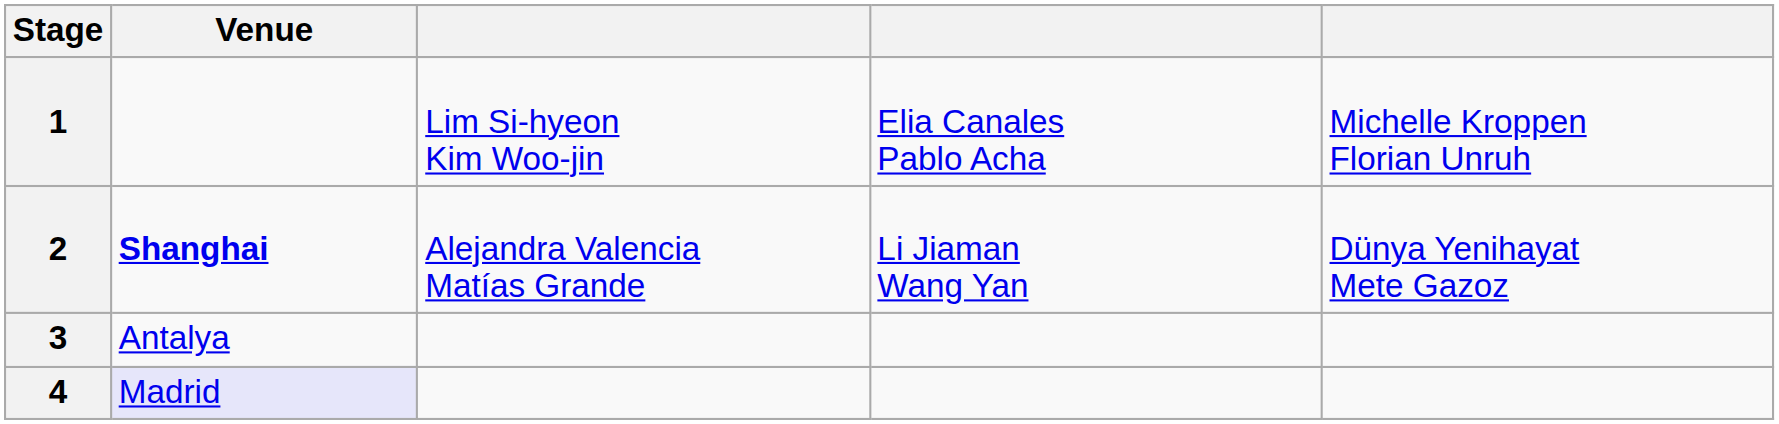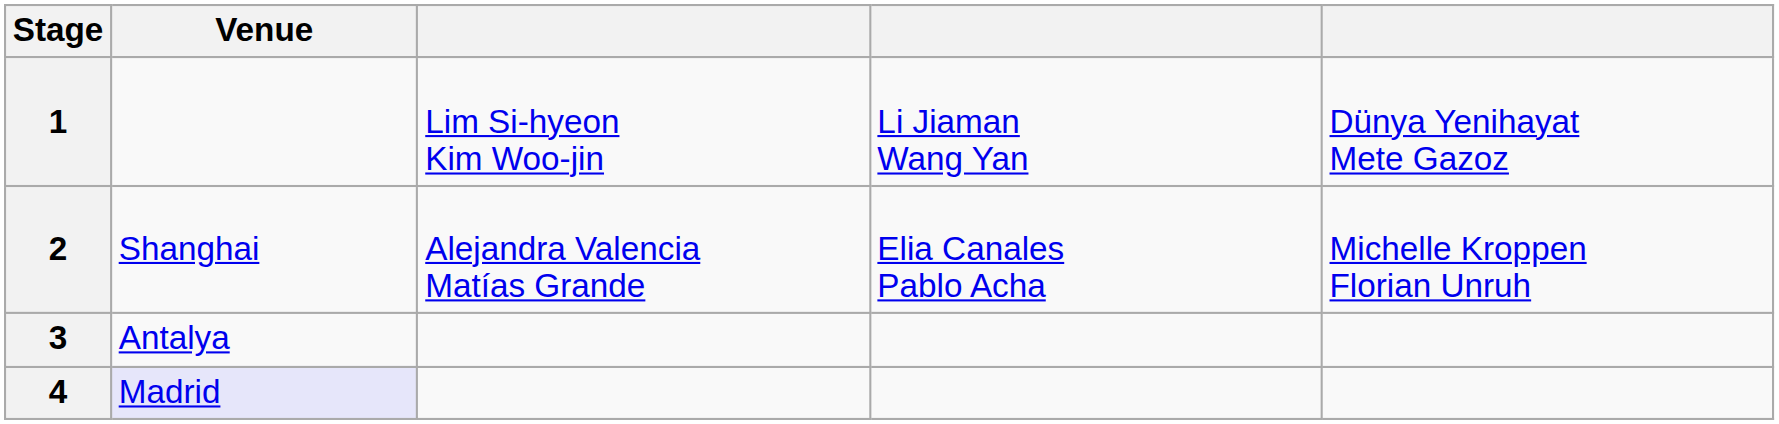(971, 139) Elia Canales Pablo Acha -> (953, 139) Li Jiaman Wang Yan
(1458, 139) Michelle Kroppen Florian Unruh -> (1454, 139) Dünya Yenihayat Mete Gazoz
(194, 248) bold -> (189, 248) normal
(953, 267) Li Jiaman Wang Yan -> (971, 267) Elia Canales Pablo Acha
(1454, 267) Dünya Yenihayat Mete Gazoz -> (1458, 267) Michelle Kroppen Florian Unruh
